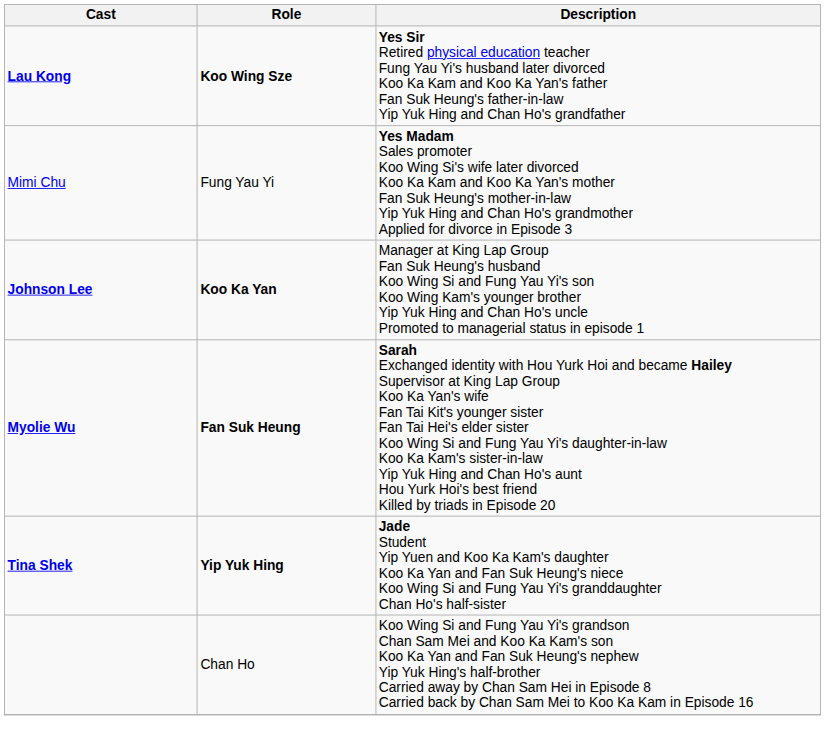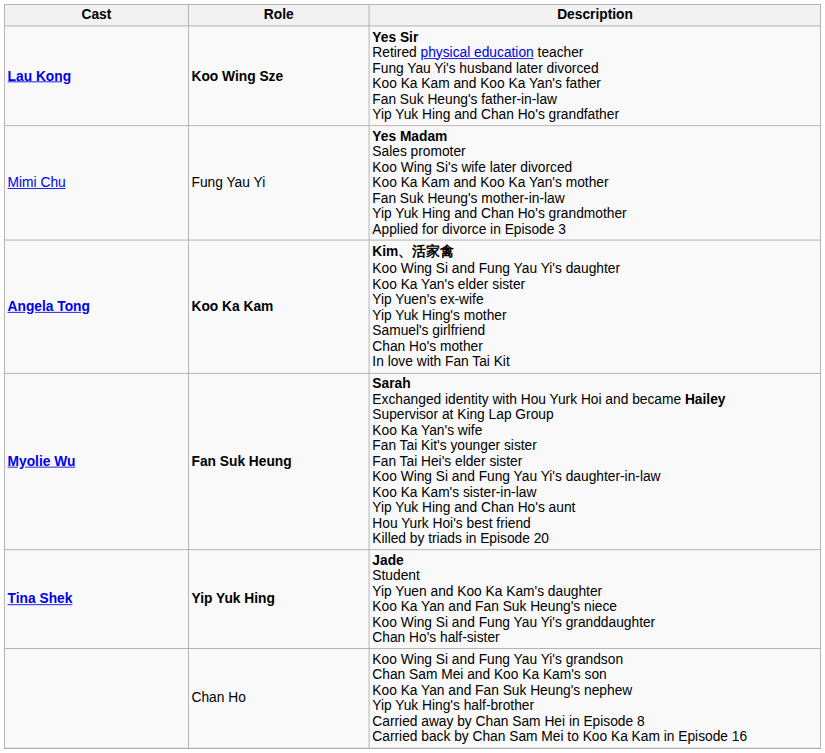+ row: (49, 306)
- row: (50, 289)
